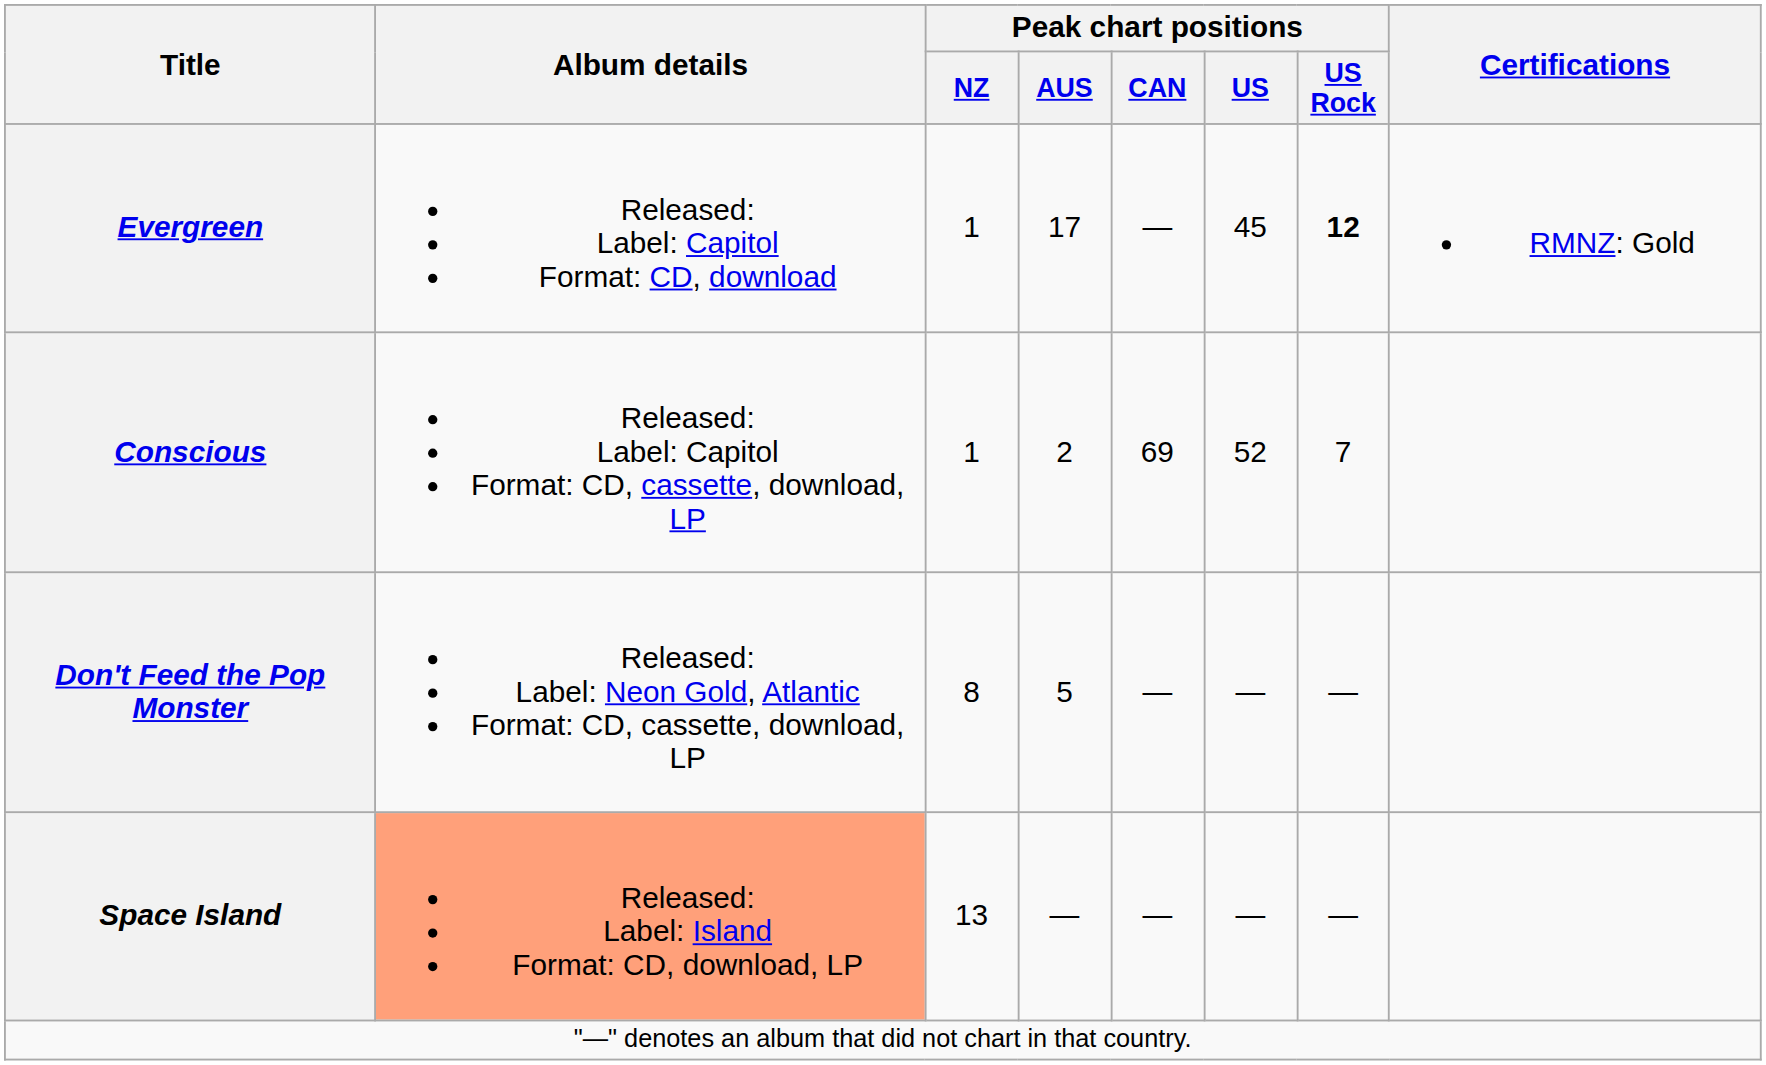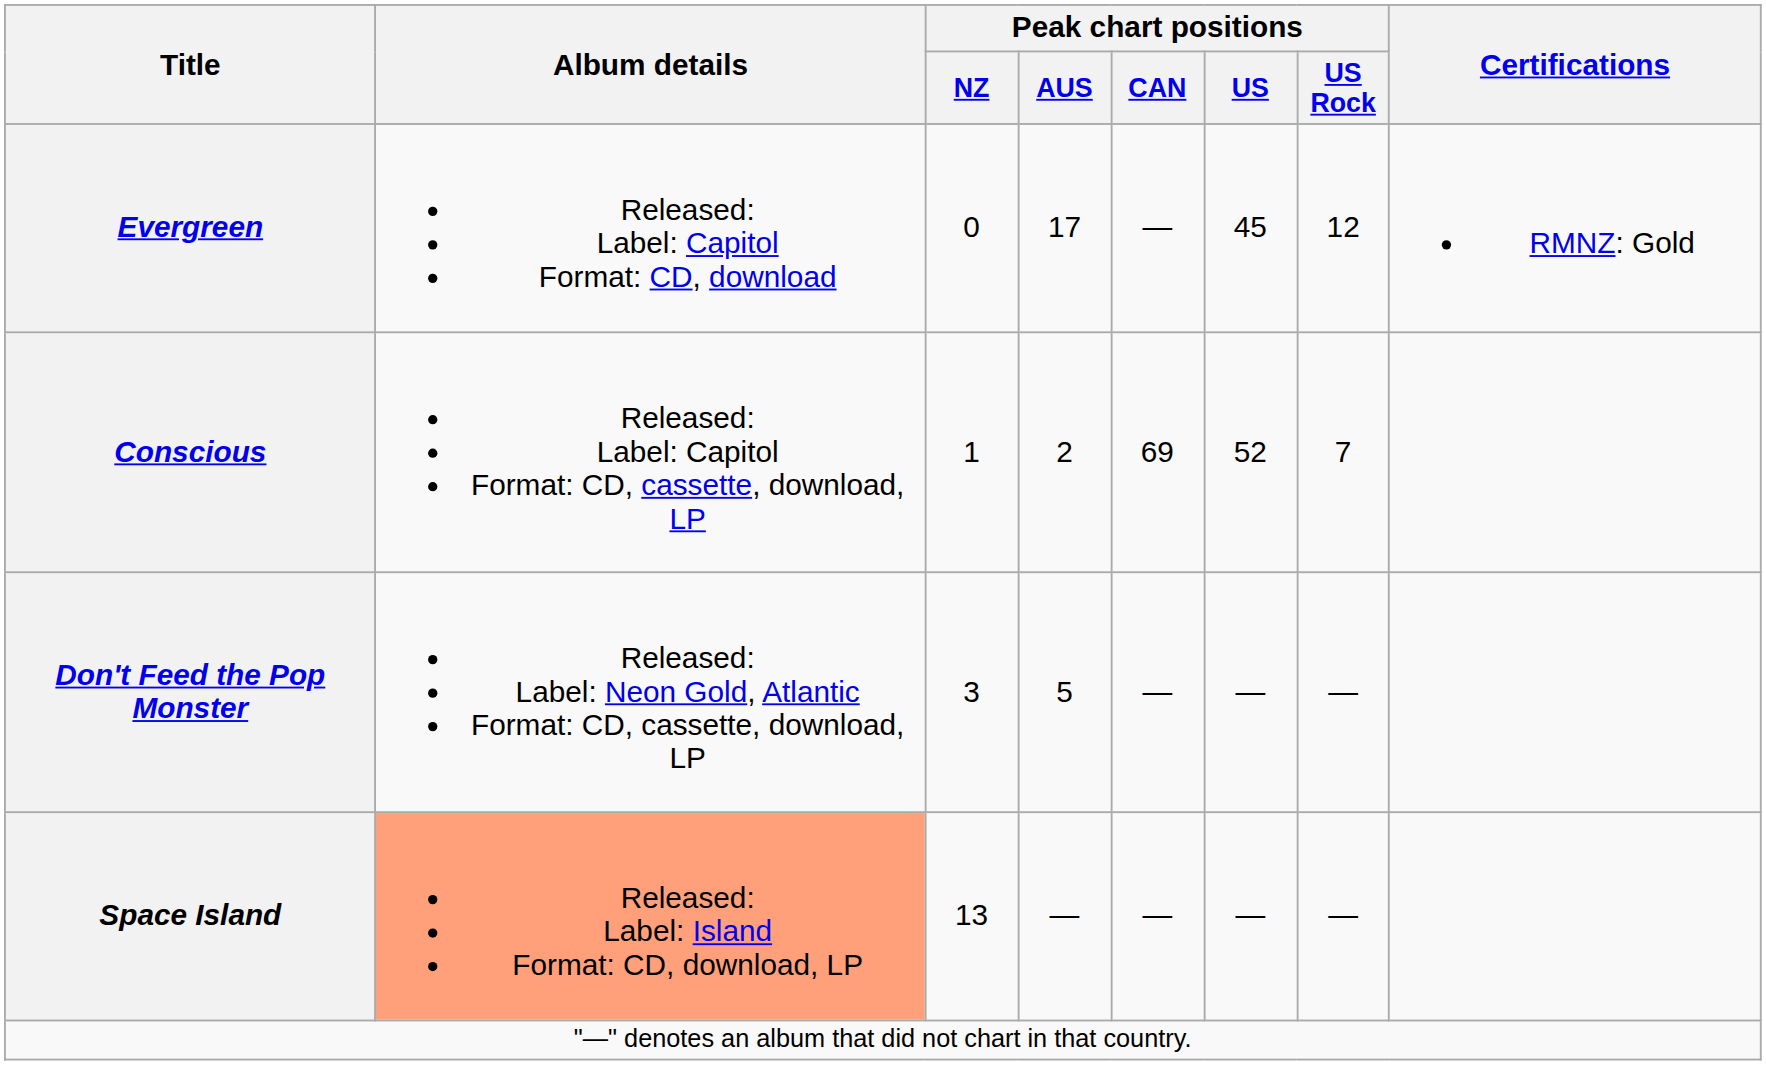(972, 227) 1 -> (972, 227) 0
(1343, 227) bold -> (1343, 227) normal
(972, 691) 8 -> (972, 691) 3
